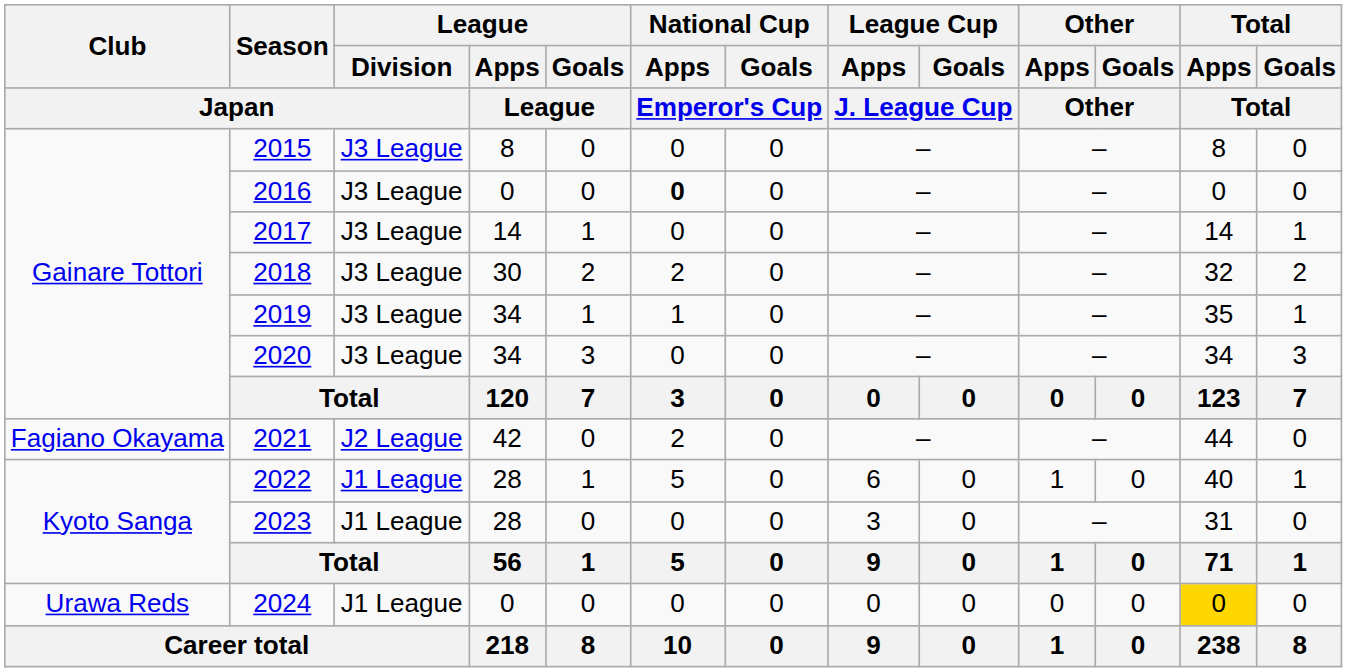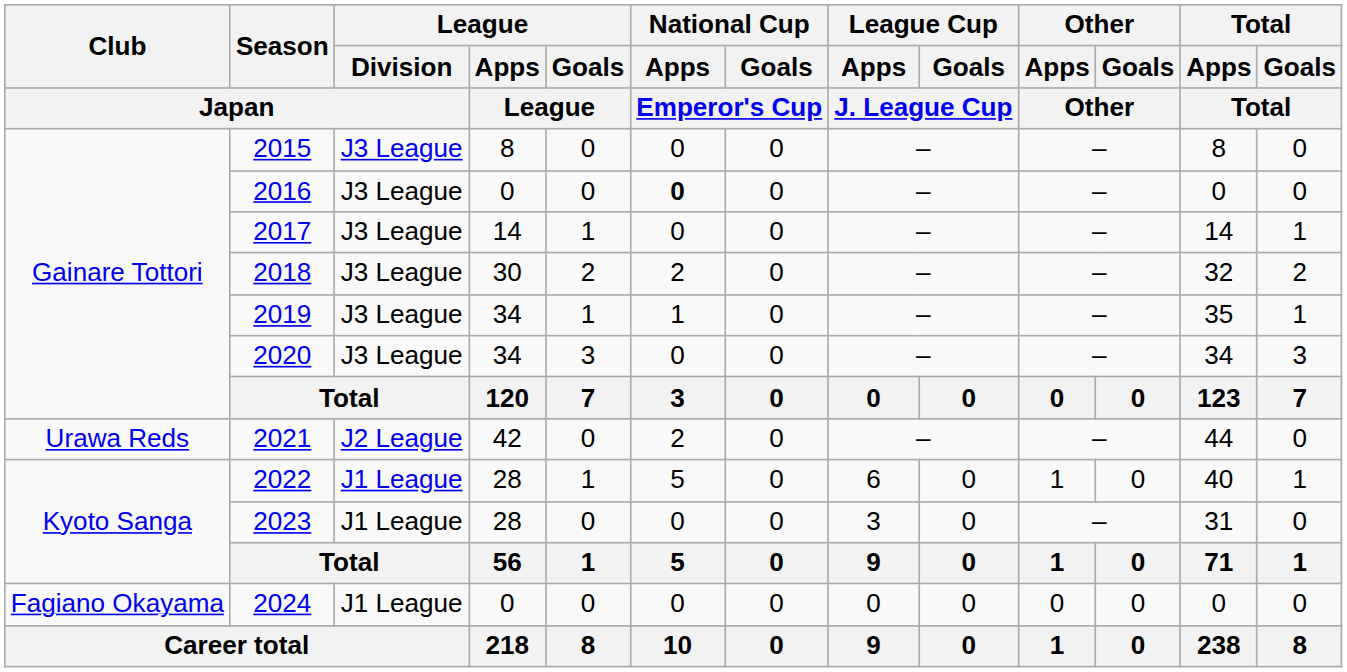(117, 438) Fagiano Okayama -> (117, 438) Urawa Reds
(117, 604) Urawa Reds -> (117, 604) Fagiano Okayama
(1219, 604) gold background -> (1219, 604) no background
